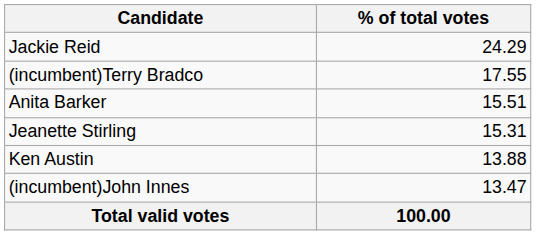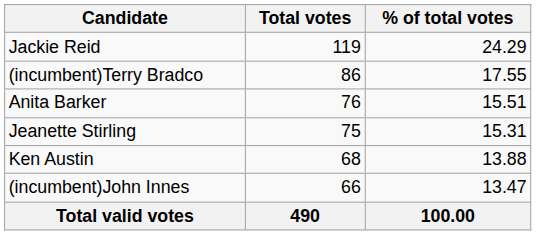+ column: (305, 18)
